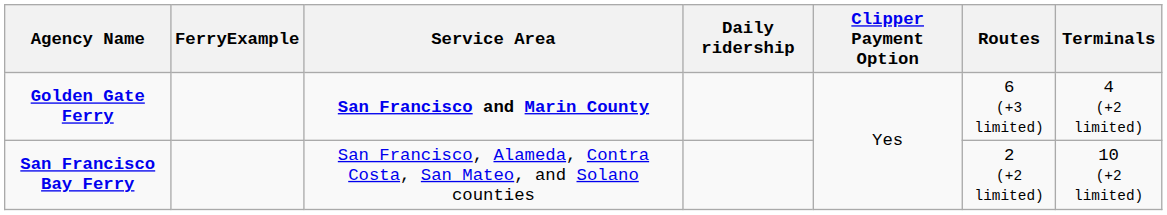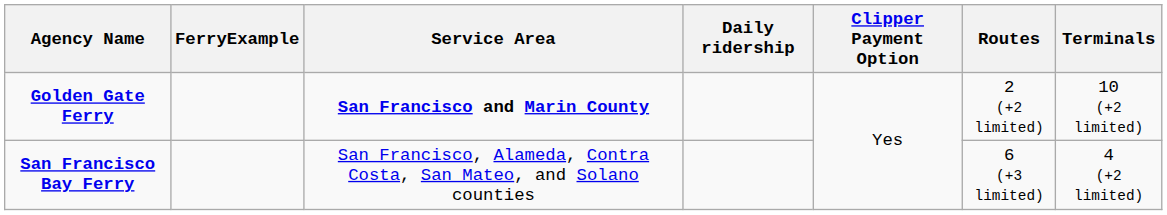(1009, 106) 6 (+3 limited) -> (1009, 106) 2 (+2 limited)
(1109, 106) 4 (+2 limited) -> (1109, 106) 10 (+2 limited)
(1009, 174) 2 (+2 limited) -> (1009, 174) 6 (+3 limited)
(1109, 174) 10 (+2 limited) -> (1109, 174) 4 (+2 limited)
